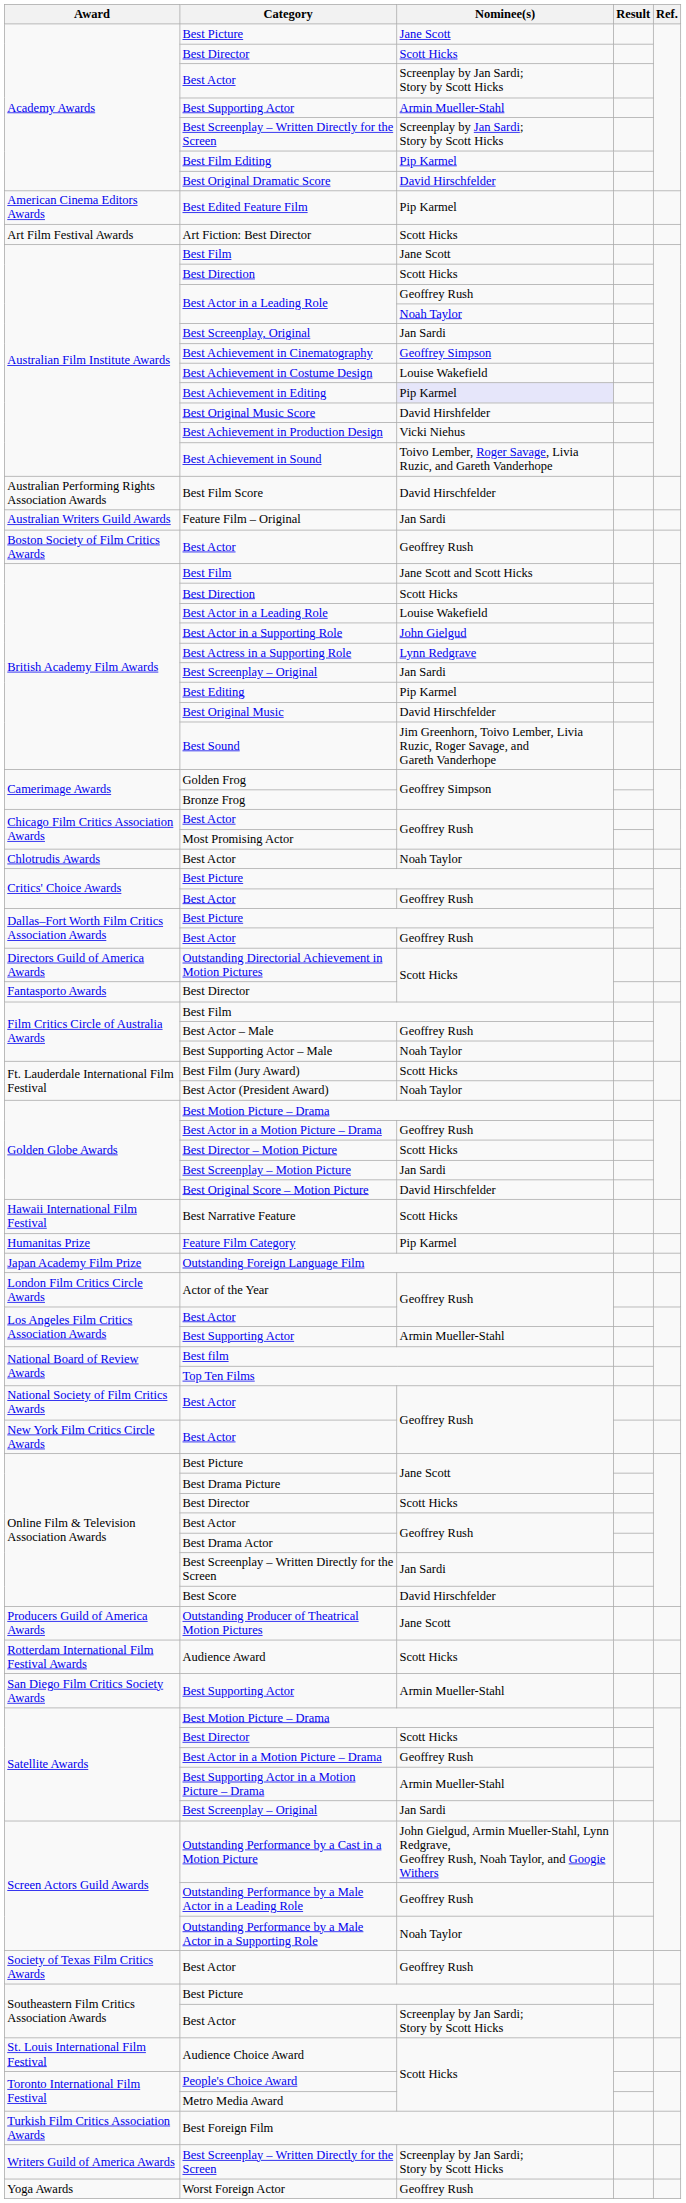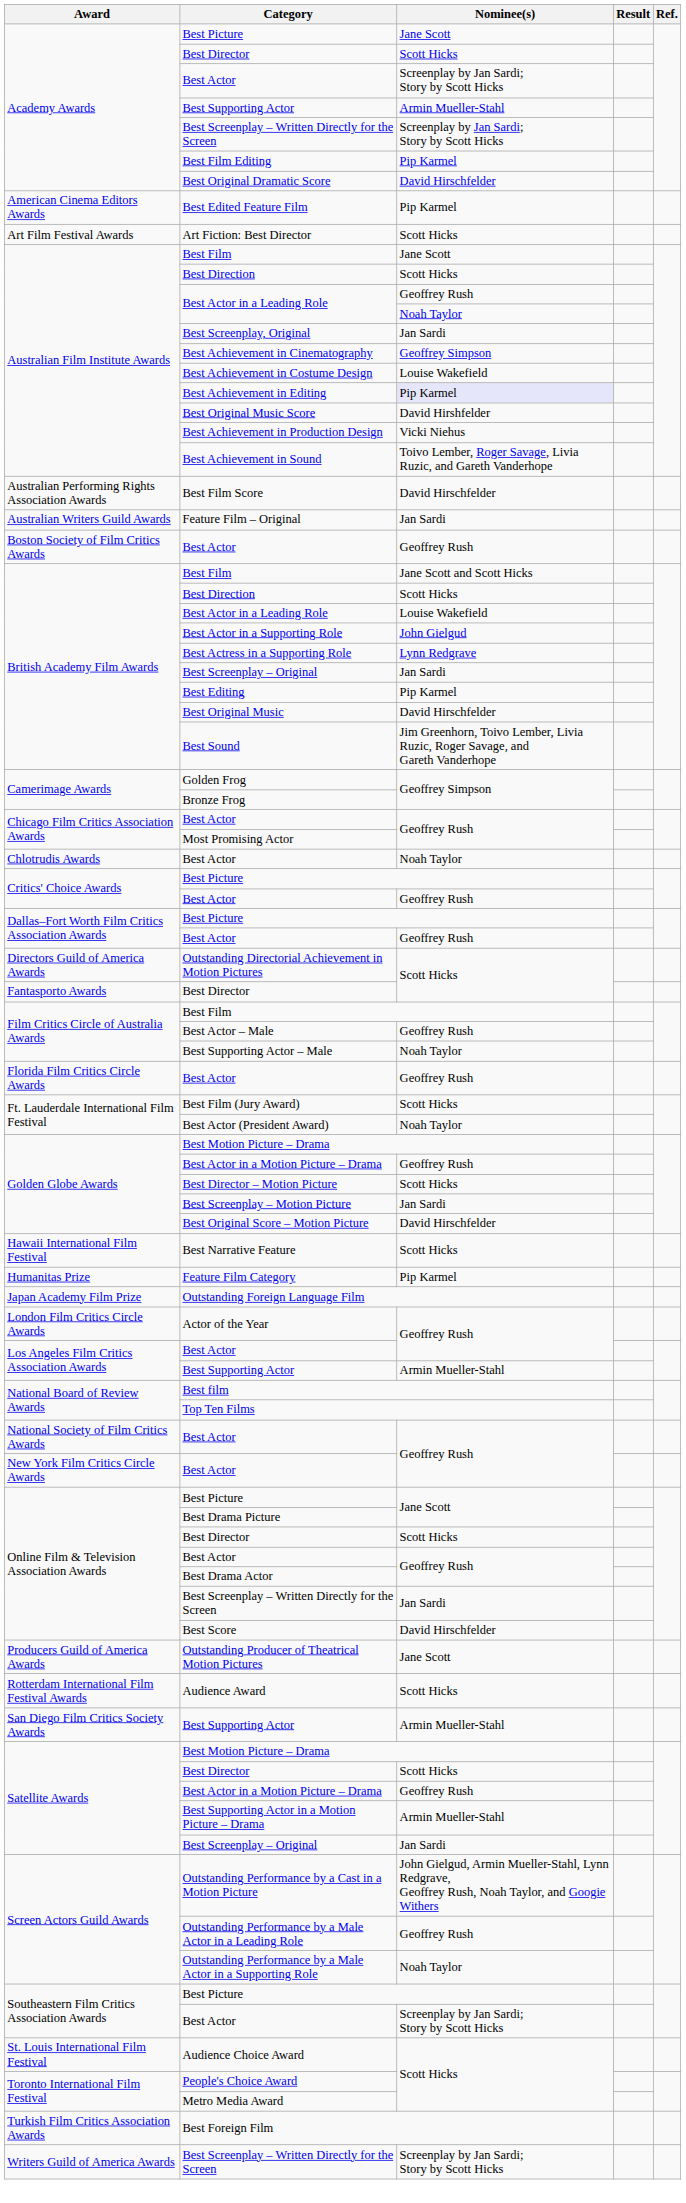+ row: (74, 1078)
- row: (80, 1967)
- row: (40, 2188)
